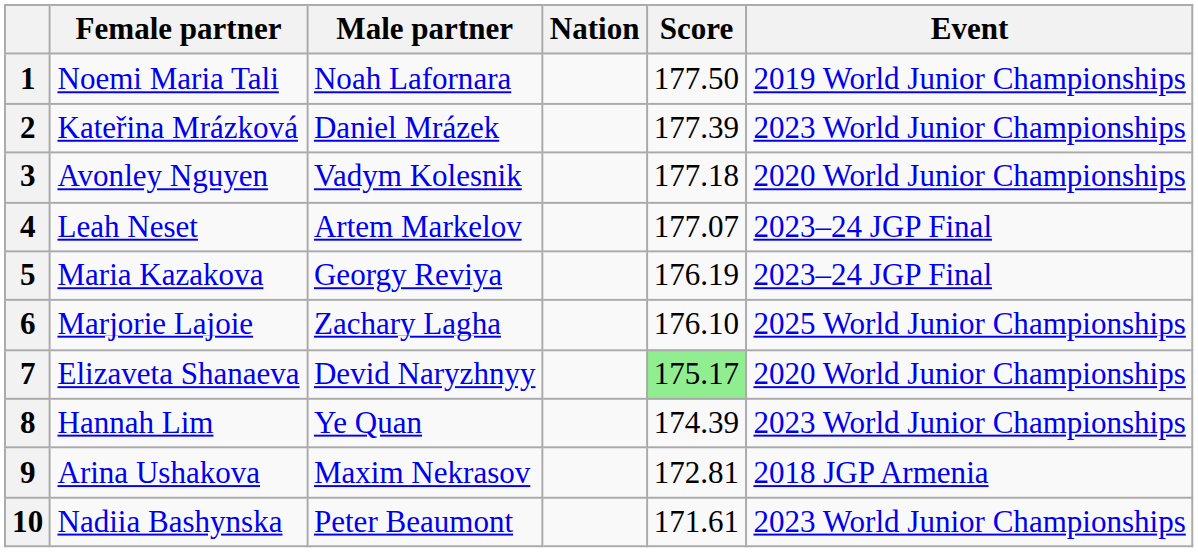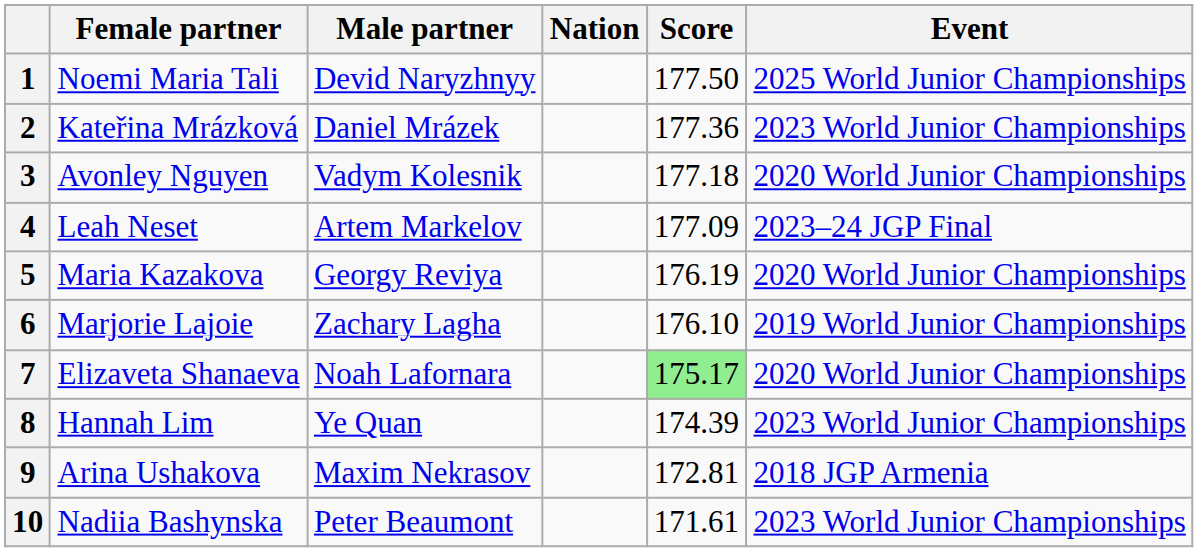(413, 78) Noah Lafornara -> (425, 78) Devid Naryzhnyy
(970, 78) 2019 World Junior Championships -> (970, 78) 2025 World Junior Championships
(696, 127) 177.39 -> (696, 127) 177.36
(696, 226) 177.07 -> (696, 226) 177.09
(873, 275) 2023–24 JGP Final -> (970, 275) 2020 World Junior Championships
(970, 324) 2025 World Junior Championships -> (970, 324) 2019 World Junior Championships
(425, 373) Devid Naryzhnyy -> (413, 373) Noah Lafornara
